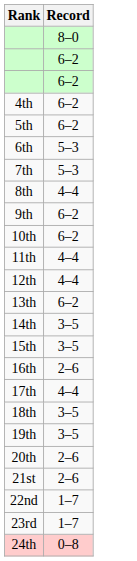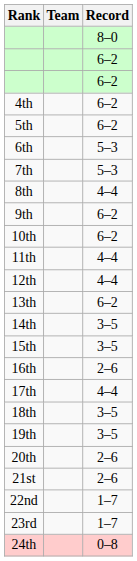+ column: (63, 15)
